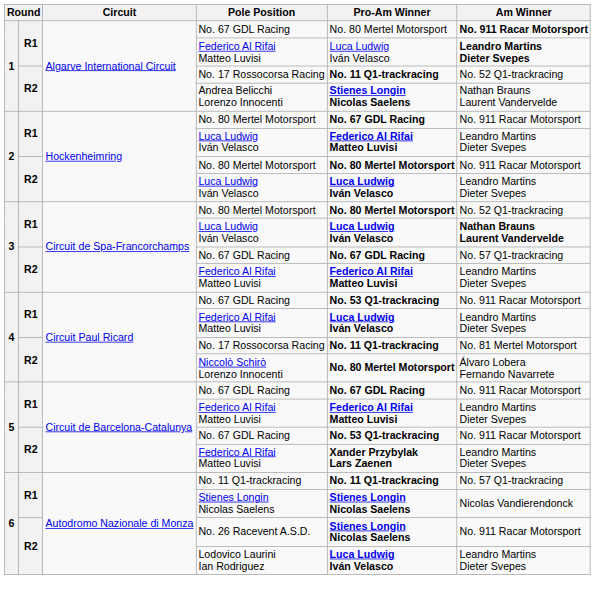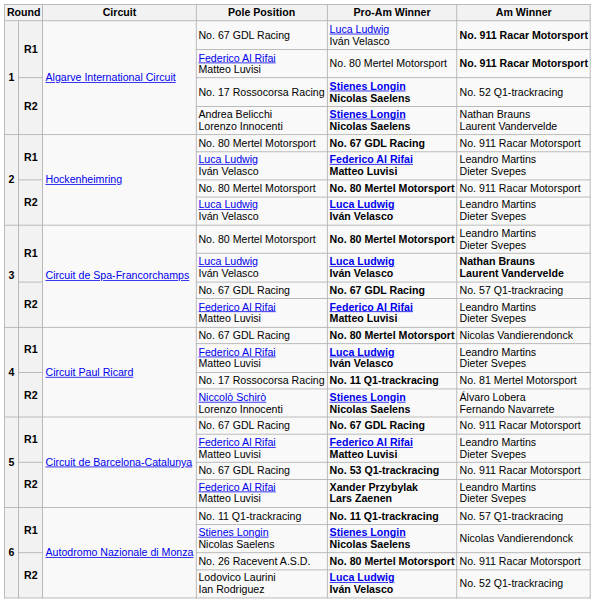(388, 29) No. 80 Mertel Motorsport -> (360, 35) Luca Ludwig Iván Velasco
(360, 52) Luca Ludwig Iván Velasco -> (388, 63) No. 80 Mertel Motorsport
(501, 52) Leandro Martins Dieter Svepes -> (524, 63) No. 911 Racar Motorsport
(384, 74) No. 11 Q1-trackracing -> (370, 92) Stienes Longin Nicolas Saelens
(511, 210) No. 52 Q1-trackracing -> (498, 239) Leandro Martins Dieter Svepes
(384, 300) No. 53 Q1-trackracing -> (392, 335) No. 80 Mertel Motorsport
(520, 300) No. 911 Racar Motorsport -> (516, 335) Nicolas Vandierendonck
(392, 368) No. 80 Mertel Motorsport -> (370, 403) Stienes Longin Nicolas Saelens
(370, 531) Stienes Longin Nicolas Saelens -> (392, 561) No. 80 Mertel Motorsport
(498, 560) Leandro Martins Dieter Svepes -> (511, 583) No. 52 Q1-trackracing
